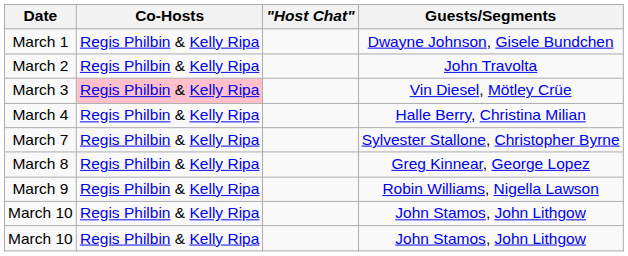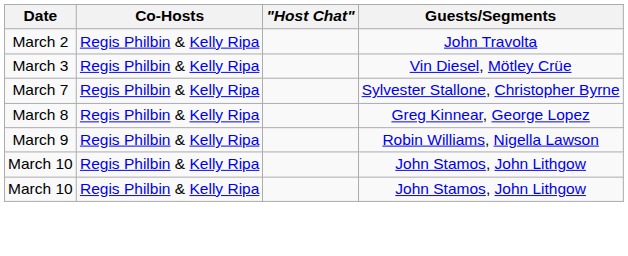- row: (40, 41)
(170, 90) pink background -> (170, 66) no background
- row: (40, 115)
